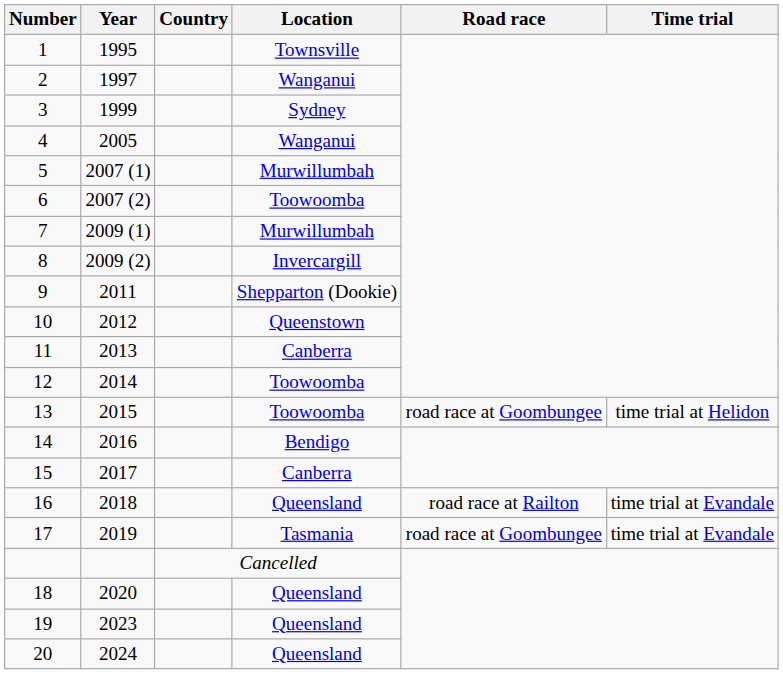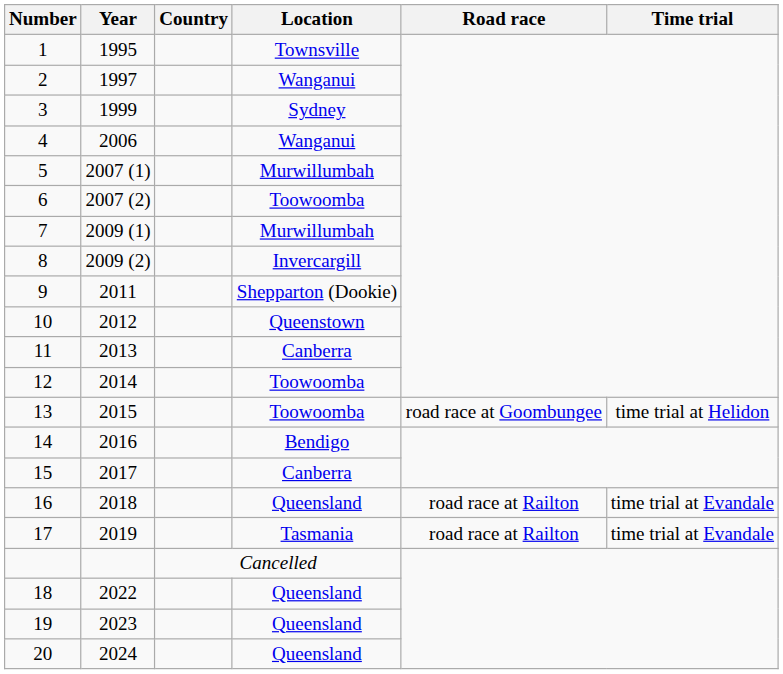(118, 140) 2005 -> (118, 140) 2006
(504, 532) road race at Goombungee -> (504, 532) road race at Railton
(118, 593) 2020 -> (118, 593) 2022
